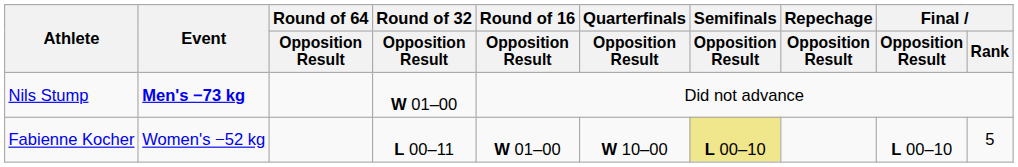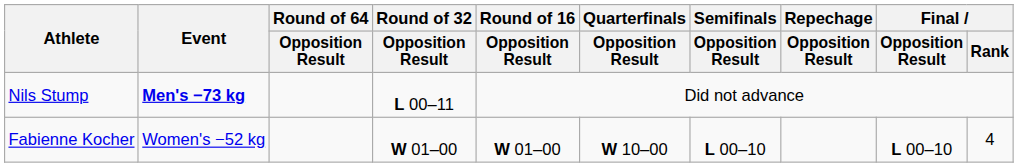(424, 105) W 01–00 -> (424, 105) L 00–11
(424, 149) L 00–11 -> (424, 149) W 01–00
(735, 149) khaki background -> (735, 149) no background
(990, 140) 5 -> (990, 140) 4
